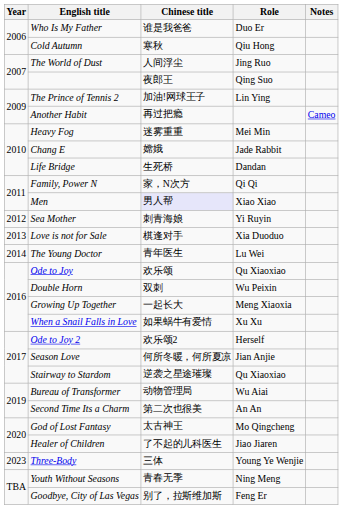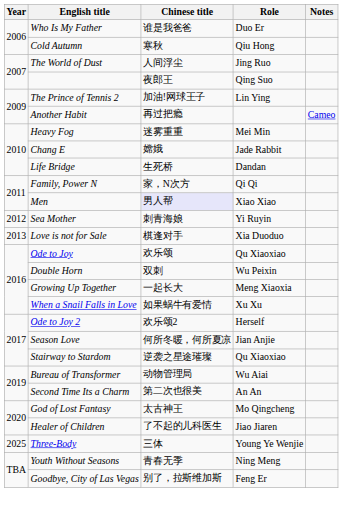- row: (66, 253)
(16, 461) 2023 -> (16, 444) 2025
